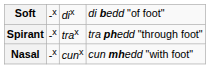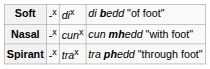rows swapped: (25, 34) <-> (25, 54)
